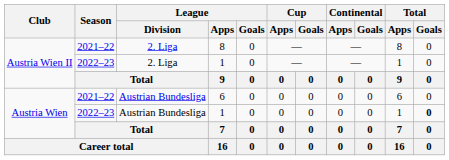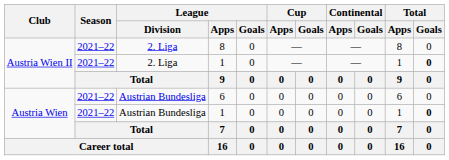(96, 63) 2022–23 -> (96, 63) 2021–22
(429, 63) normal -> (429, 63) bold
(96, 113) 2022–23 -> (96, 113) 2021–22
